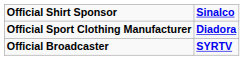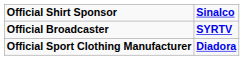rows swapped: (99, 30) <-> (58, 47)
